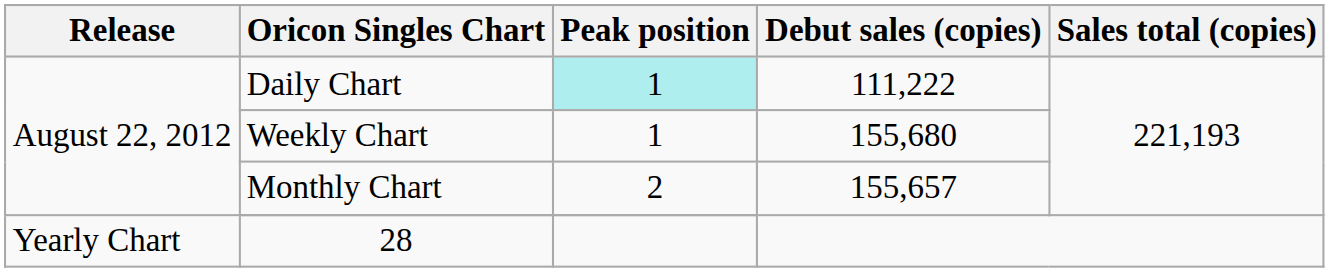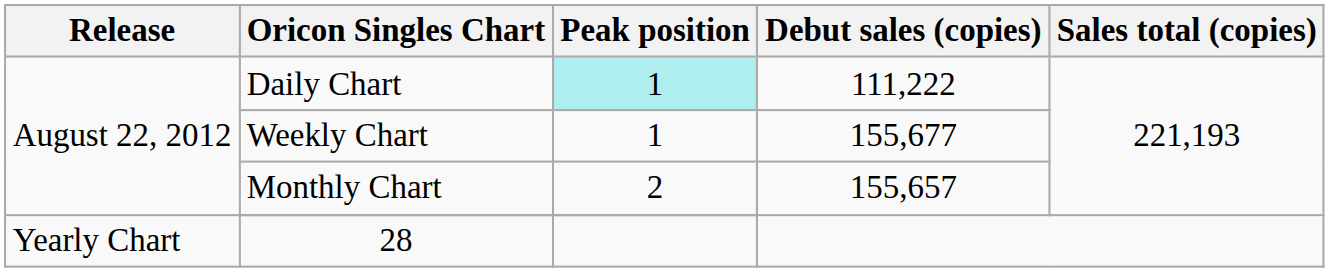(903, 135) 155,680 -> (903, 135) 155,677
